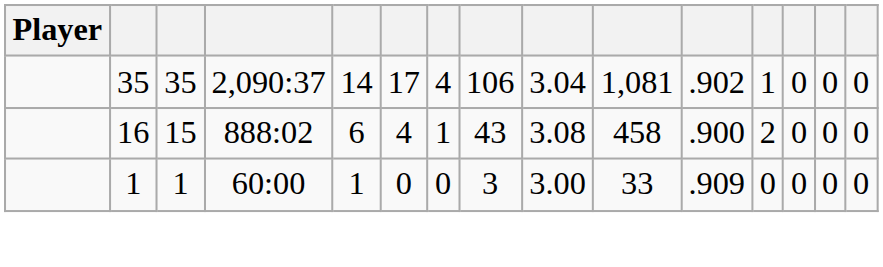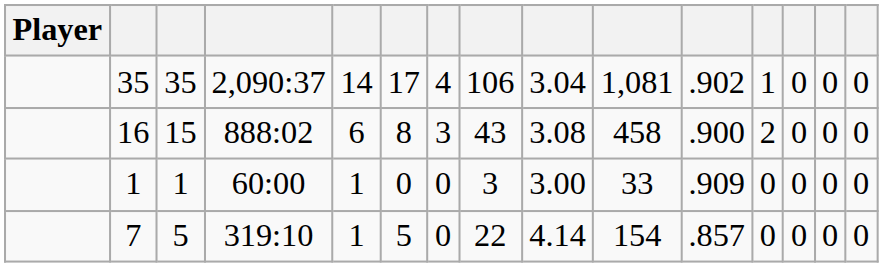(404, 132) 4 -> (404, 132) 8
(443, 132) 1 -> (443, 132) 3
+ row: (133, 235)
